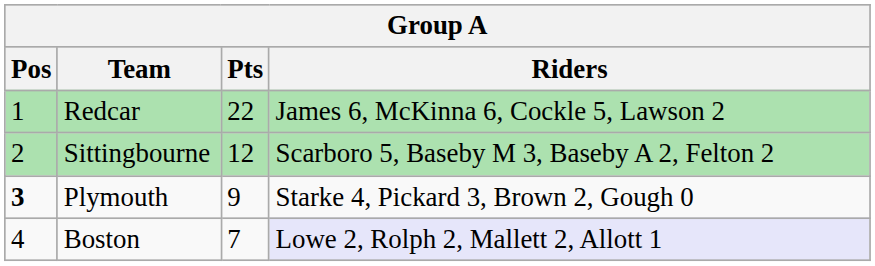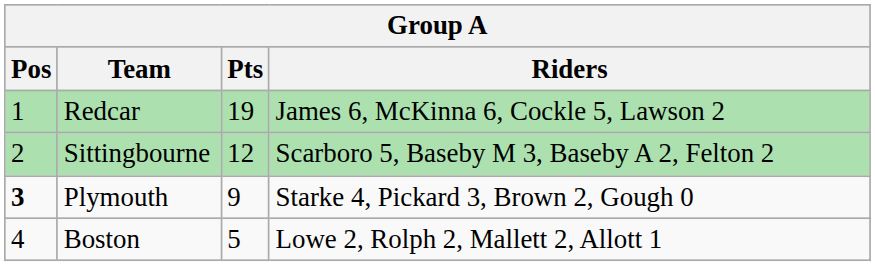(241, 111) 22 -> (241, 111) 19
(234, 238) 7 -> (234, 238) 5
(469, 238) lavender background -> (469, 238) no background
